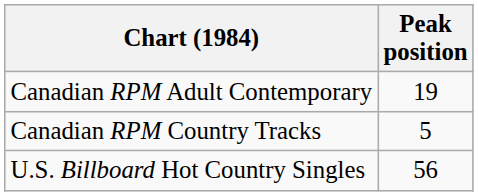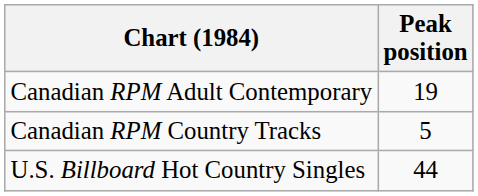(426, 170) 56 -> (426, 170) 44
